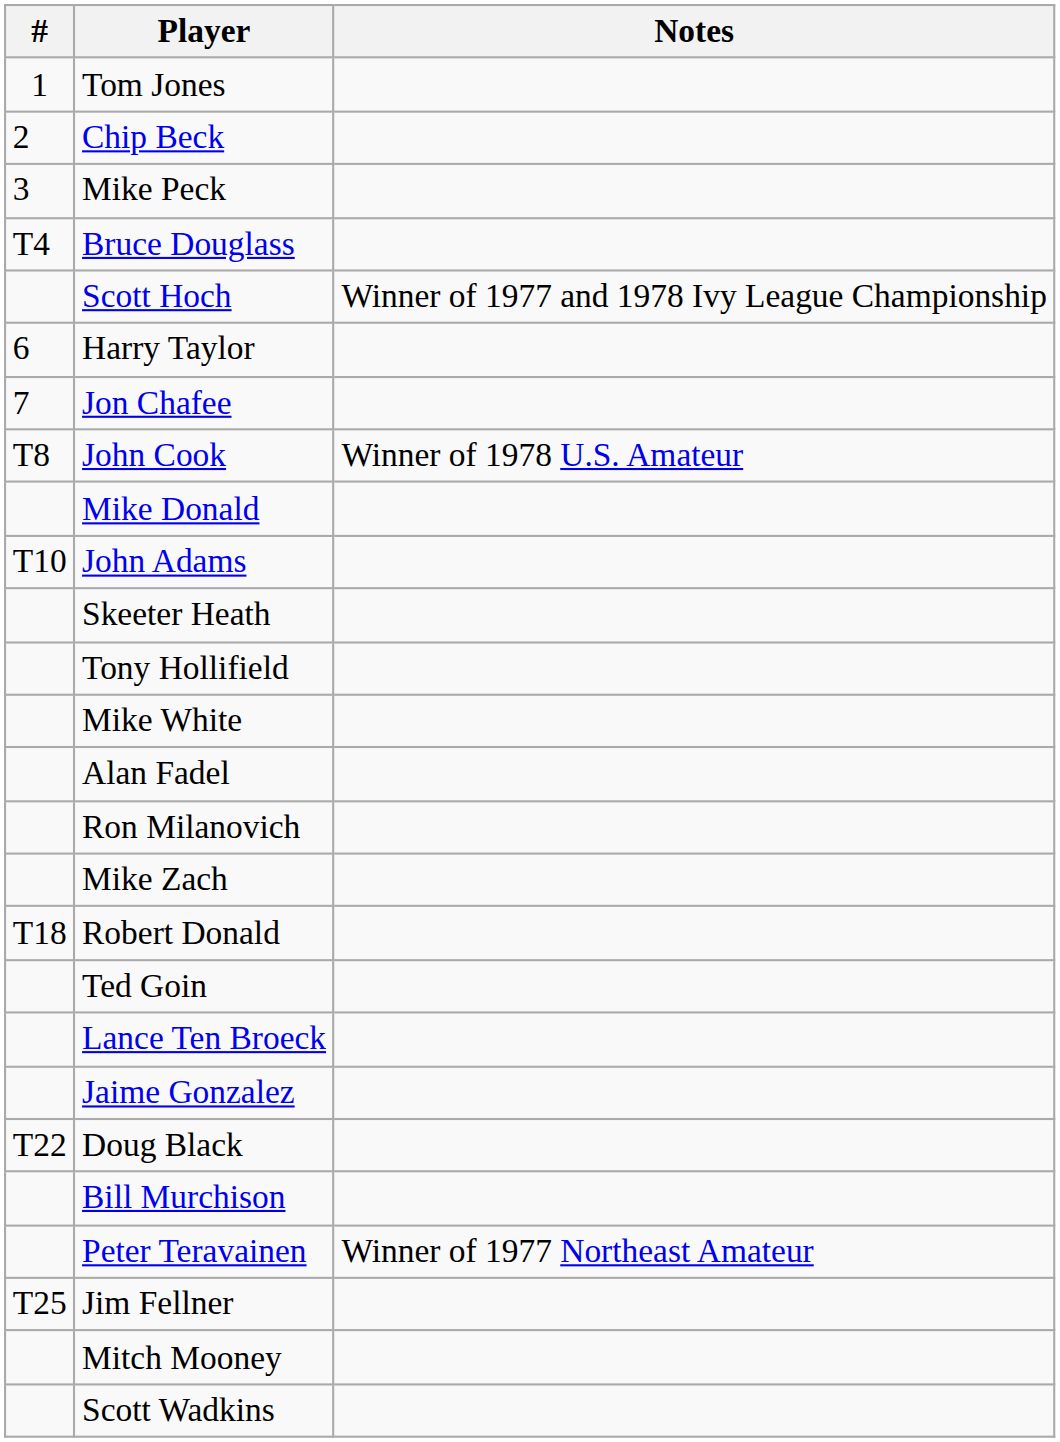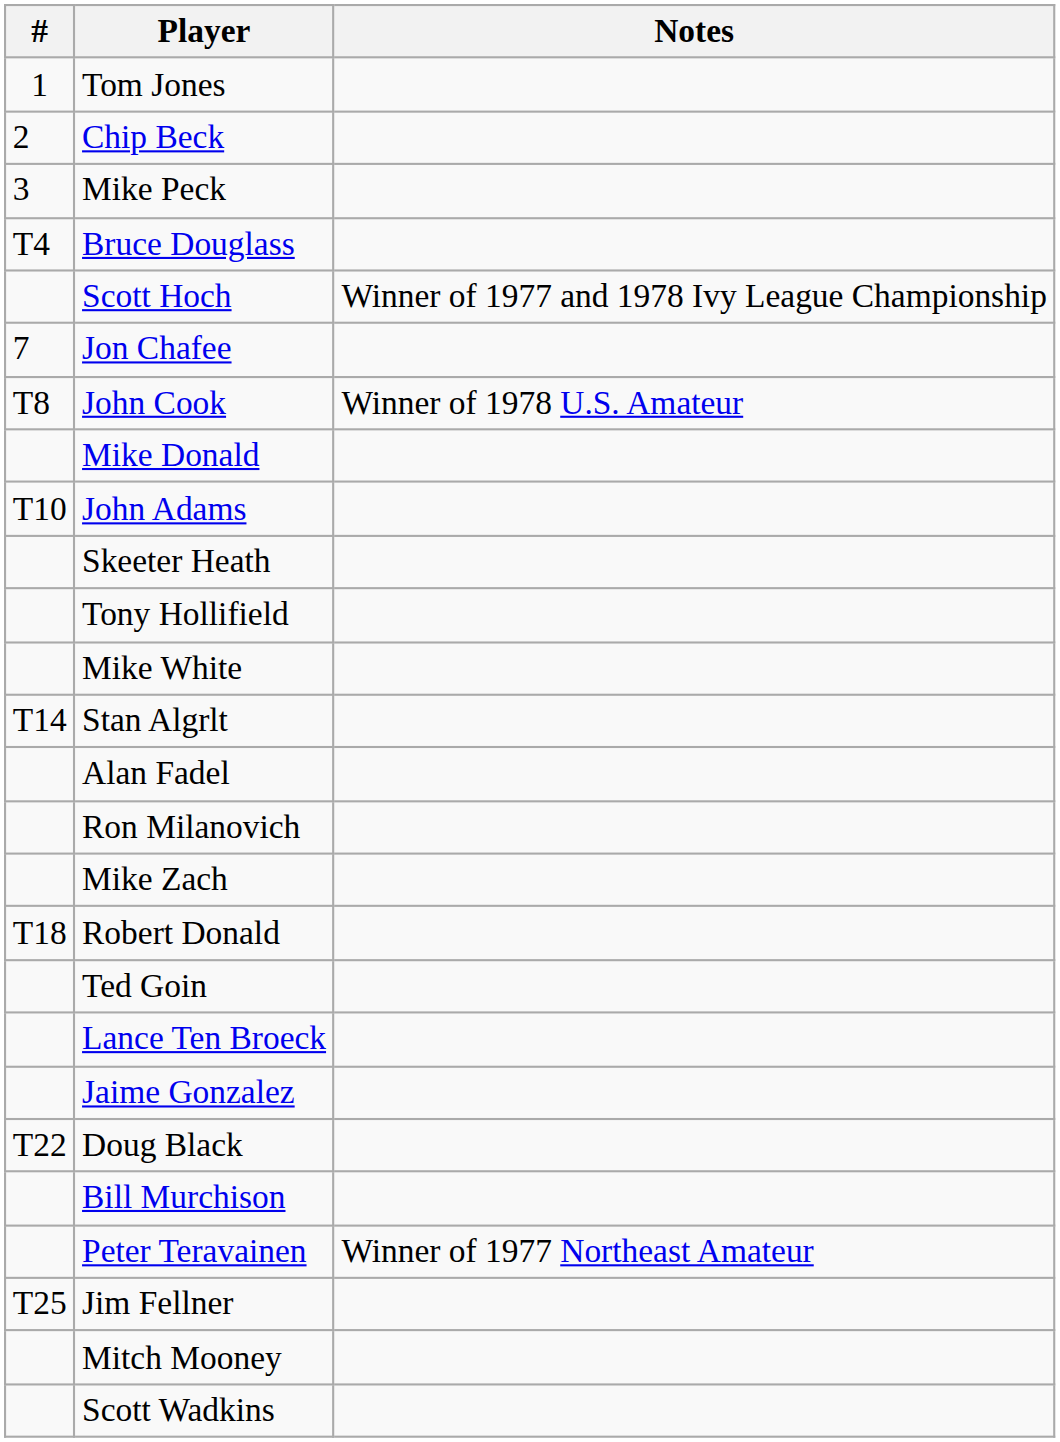- row: (168, 349)
+ row: (155, 720)
